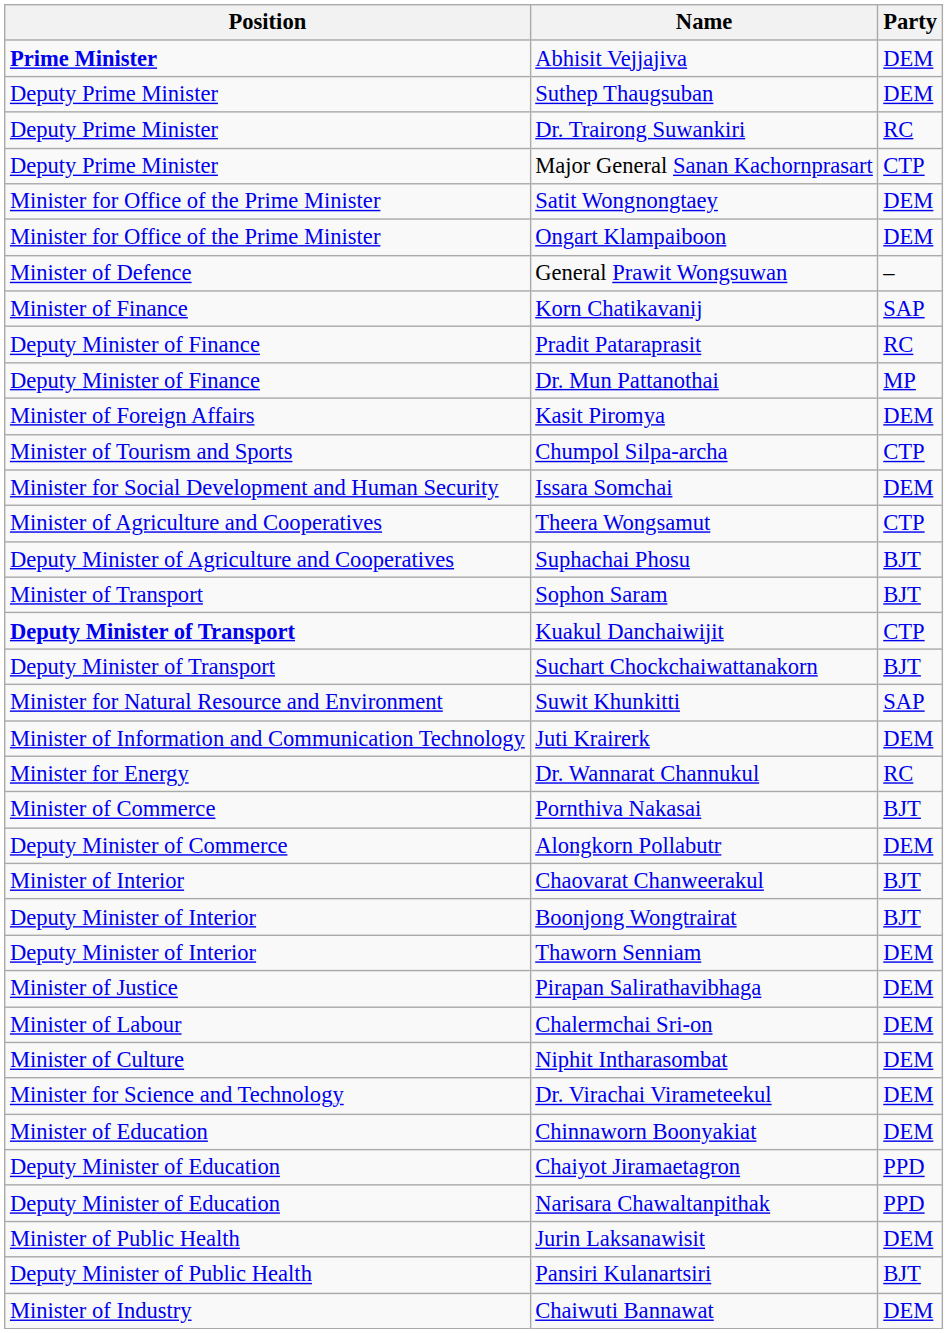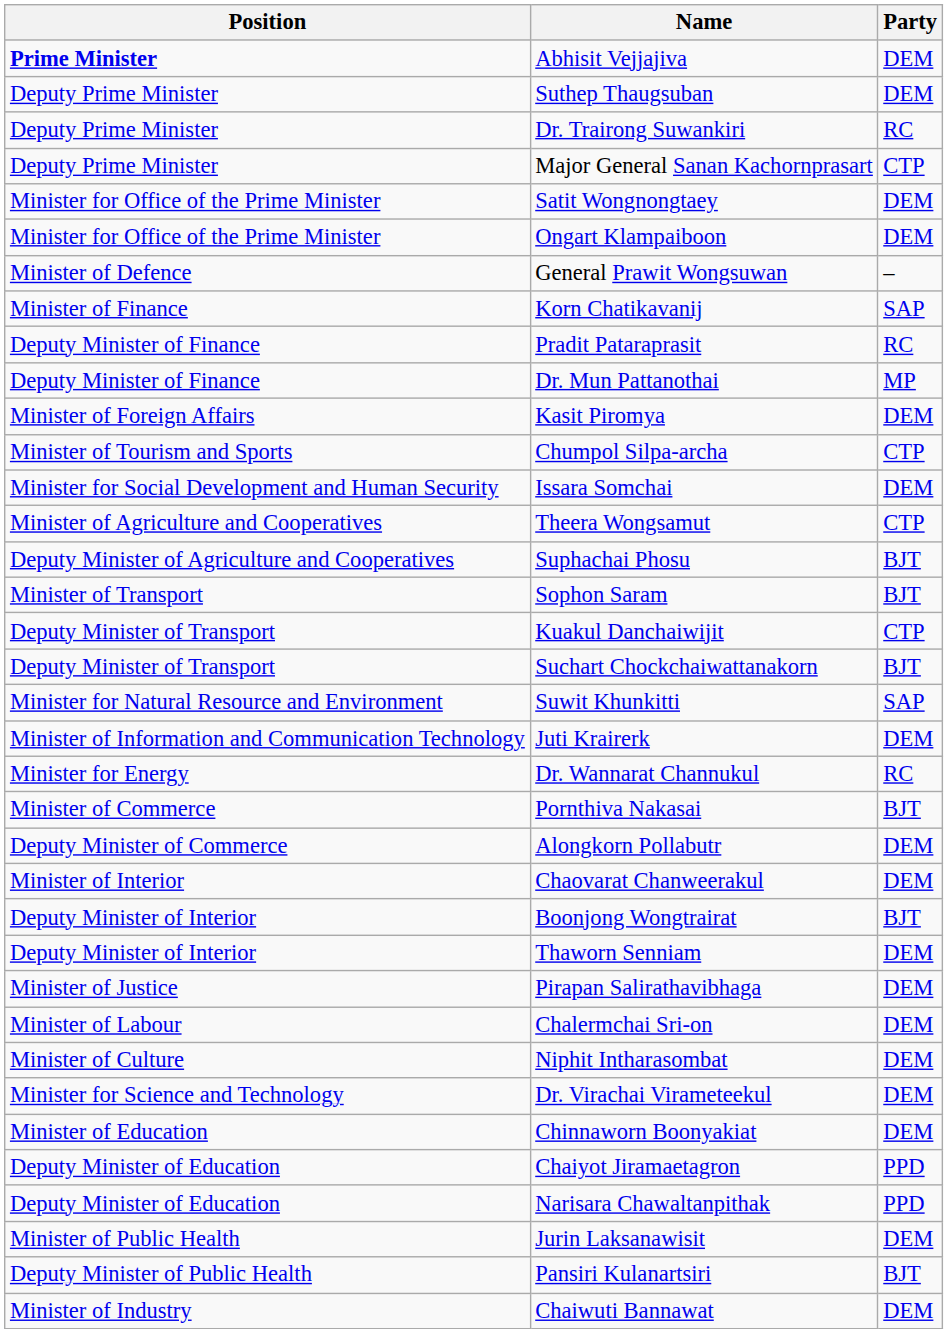(152, 630) bold -> (142, 630) normal
(902, 881) BJT -> (908, 881) DEM
